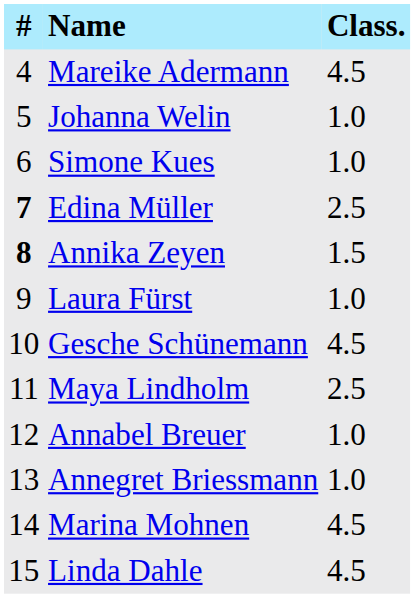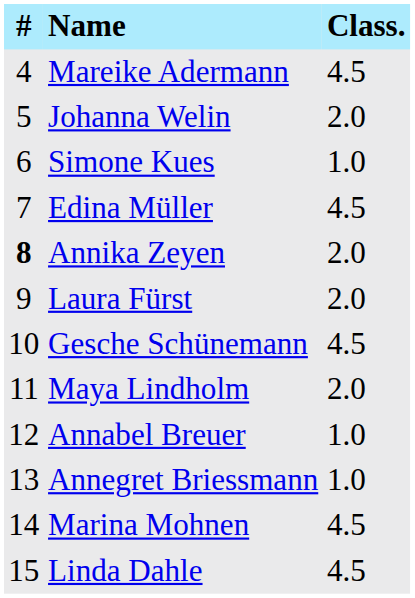(346, 116) 1.0 -> (346, 116) 2.0
(24, 207) bold -> (24, 207) normal
(346, 207) 2.5 -> (346, 207) 4.5
(346, 252) 1.5 -> (346, 252) 2.0
(346, 298) 1.0 -> (346, 298) 2.0
(346, 388) 2.5 -> (346, 388) 2.0
